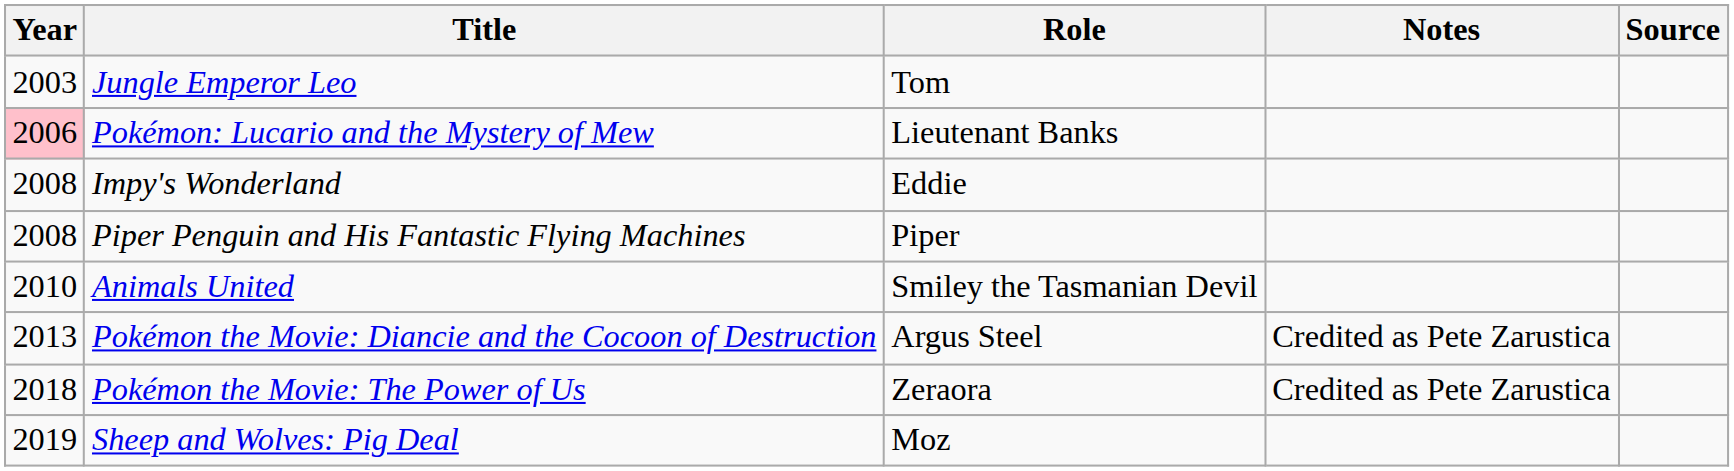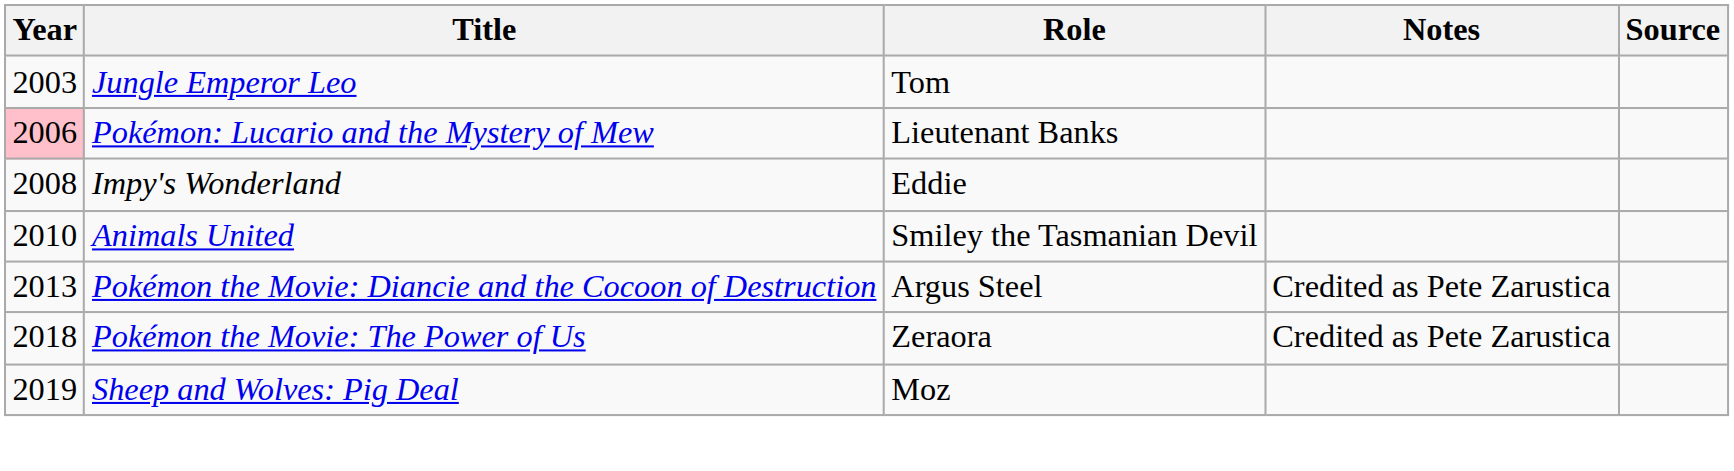- row: (419, 235)
